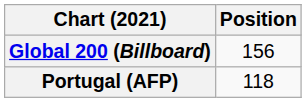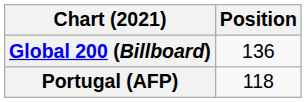(258, 50) 156 -> (258, 50) 136
